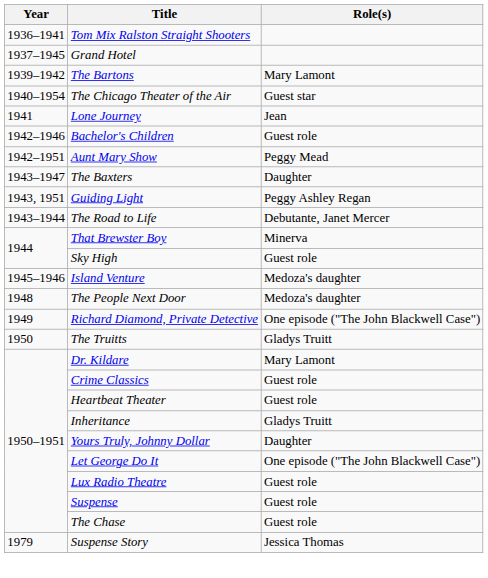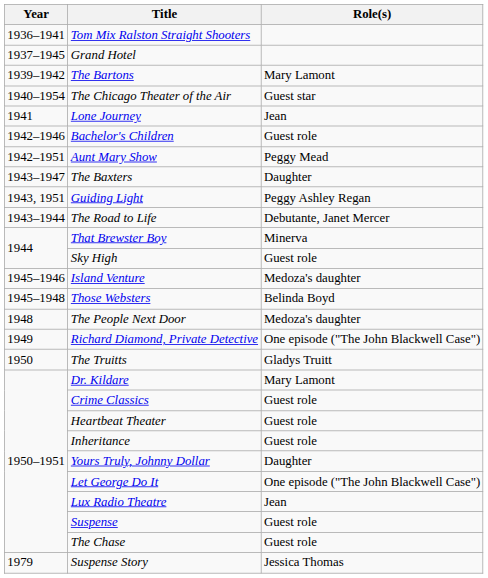+ row: (111, 298)
(298, 420) Gladys Truitt -> (290, 440) Guest role
(290, 481) Guest role -> (275, 501) Jean
